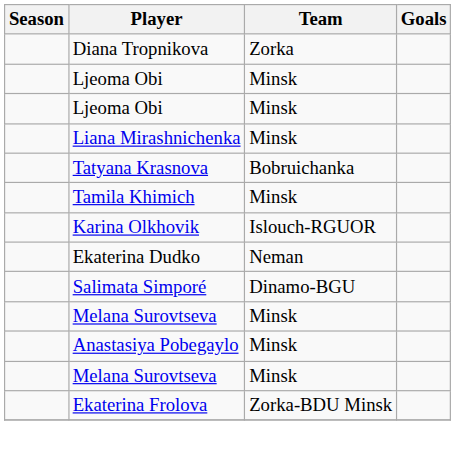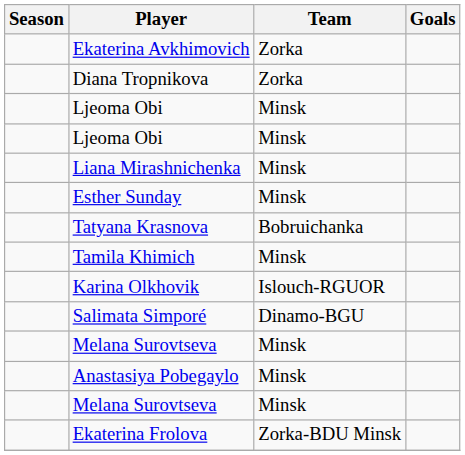+ row: (161, 49)
+ row: (127, 197)
- row: (136, 256)
